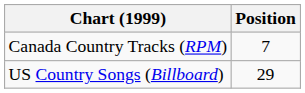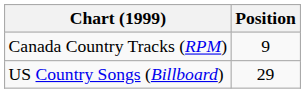(266, 46) 7 -> (266, 46) 9
